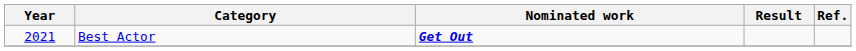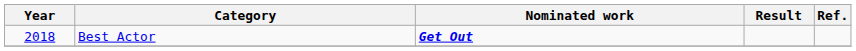(40, 36) 2021 -> (40, 36) 2018
